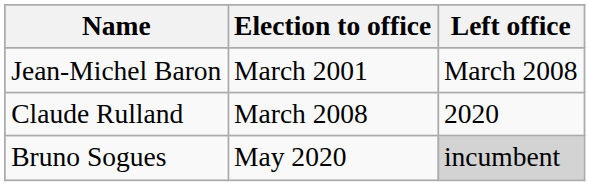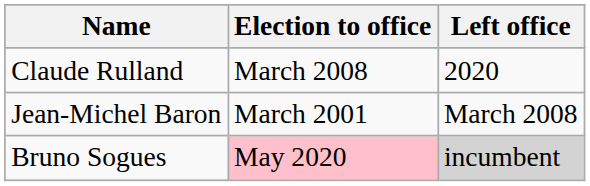rows swapped: (116, 69) <-> (97, 113)
(290, 157) no background -> (290, 157) pink background
